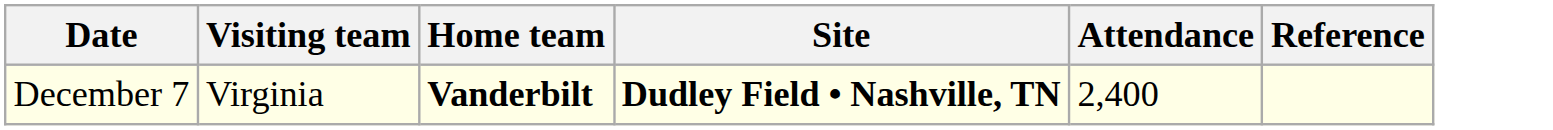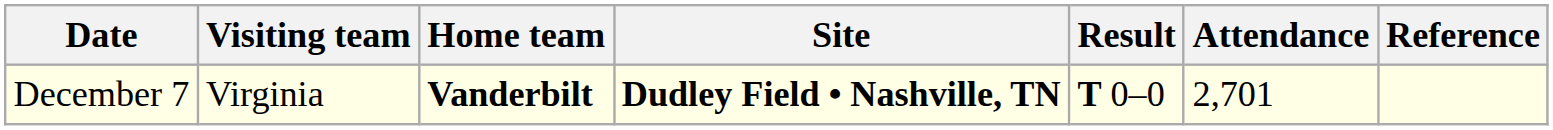+ column: (1127, 34)
(1118, 94) 2,400 -> (1233, 94) 2,701
